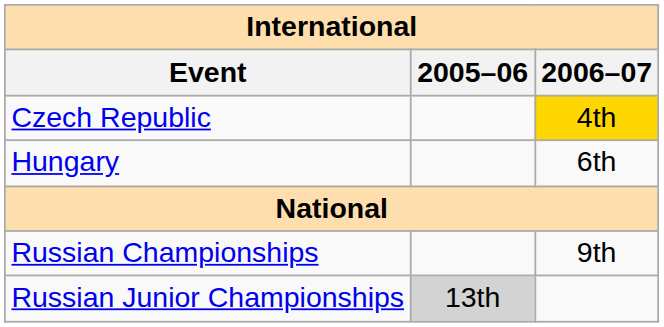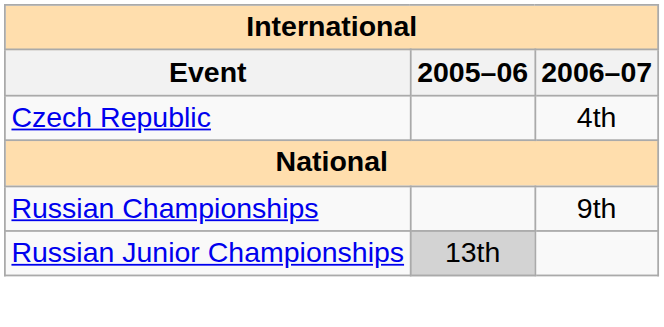(597, 117) gold background -> (597, 117) no background
- row: (65, 162)
